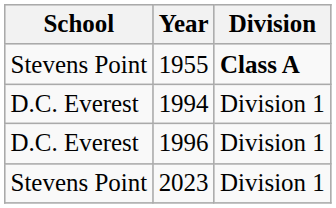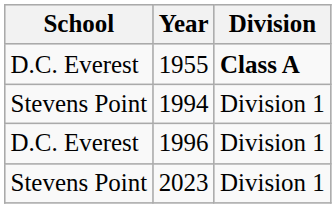(79, 63) Stevens Point -> (75, 63) D.C. Everest
(75, 103) D.C. Everest -> (79, 103) Stevens Point
